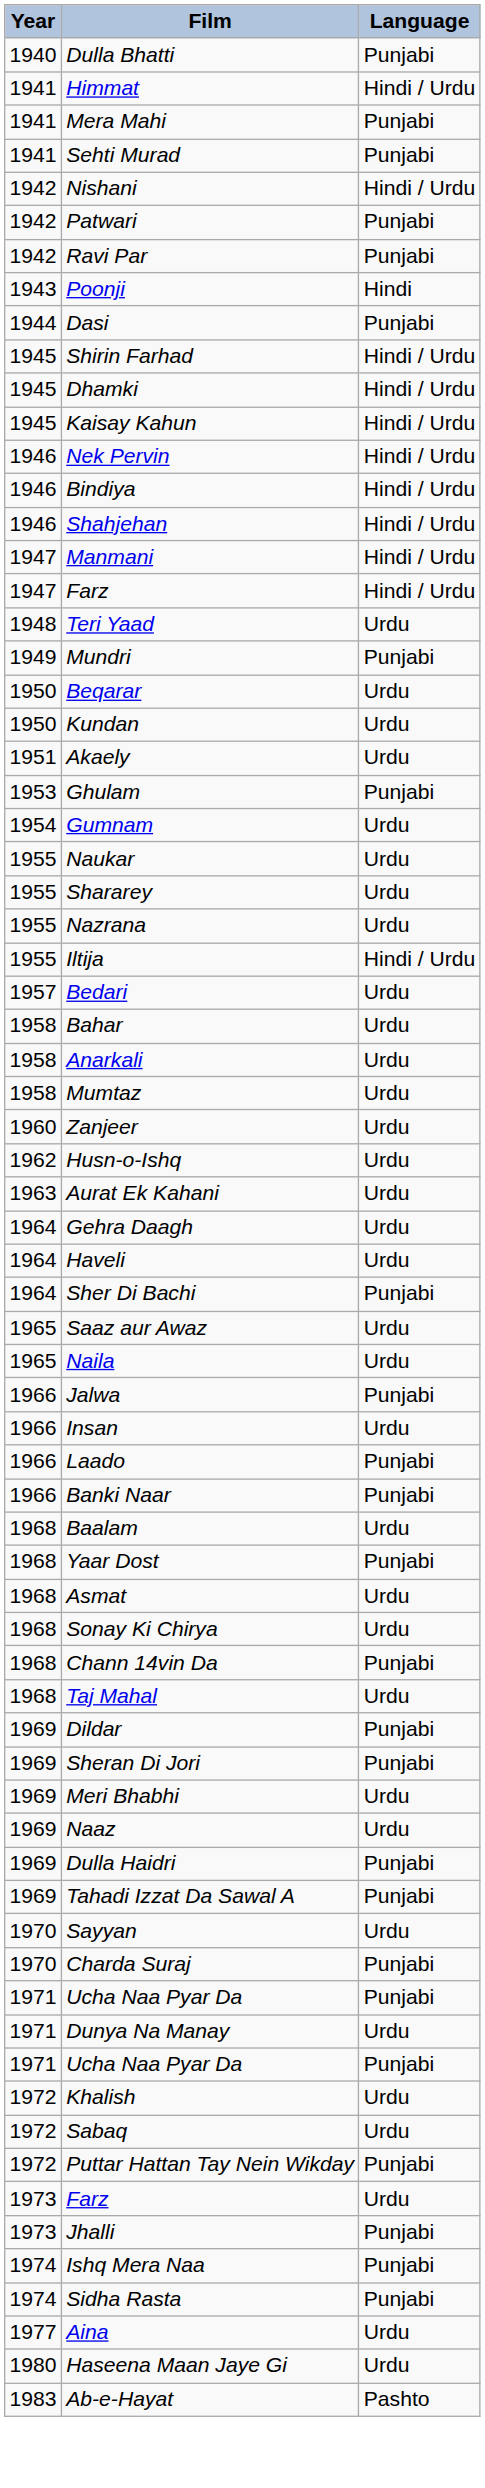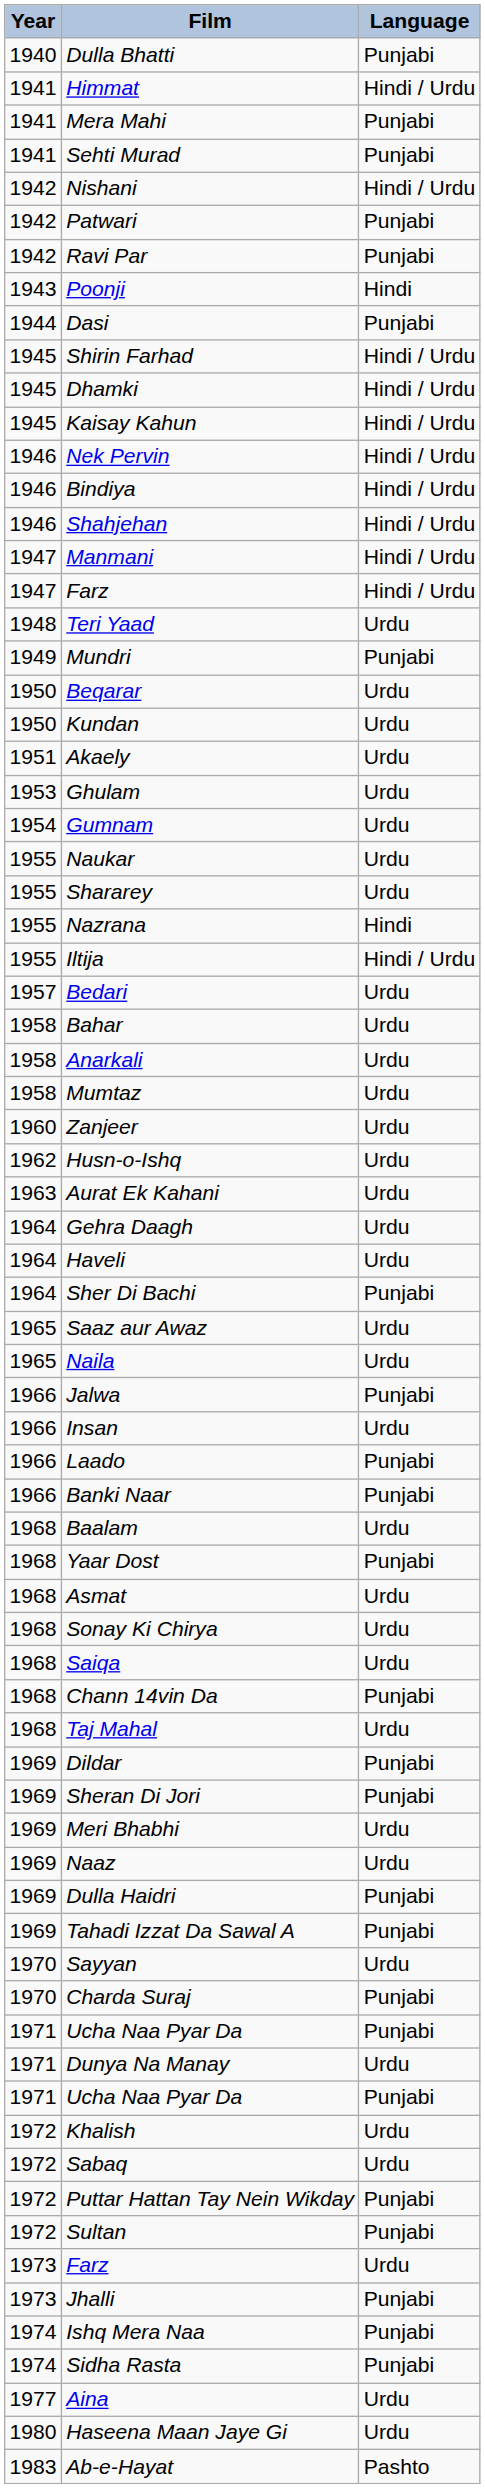(399, 791) Punjabi -> (387, 791) Urdu
(387, 925) Urdu -> (388, 925) Hindi
+ row: (33, 1662)
+ row: (33, 2231)
